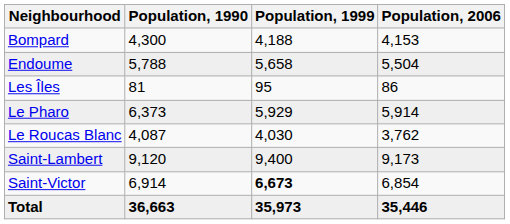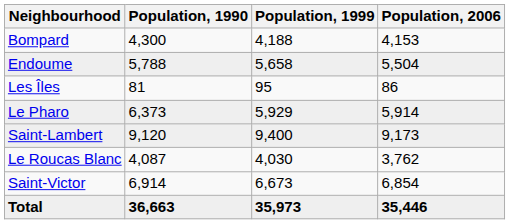rows swapped: (65, 135) <-> (55, 159)
(274, 183) bold -> (274, 183) normal
